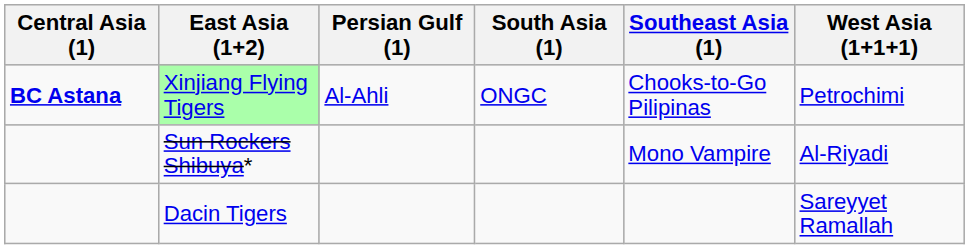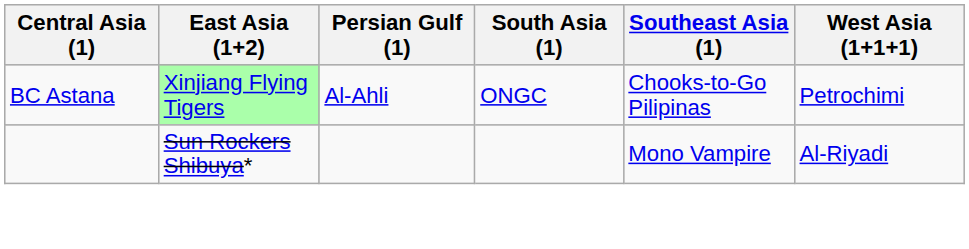(66, 95) bold -> (62, 95) normal
- row: (225, 214)
